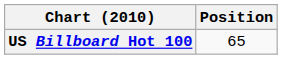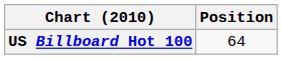(237, 42) 65 -> (237, 42) 64
